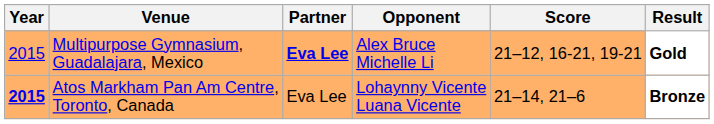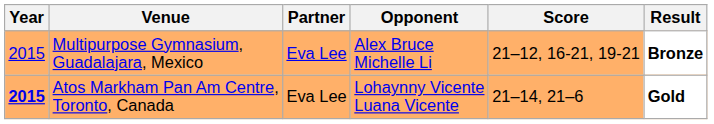(317, 53) bold -> (317, 53) normal
(668, 53) Gold -> (675, 53) Bronze
(677, 97) Bronze -> (666, 97) Gold
